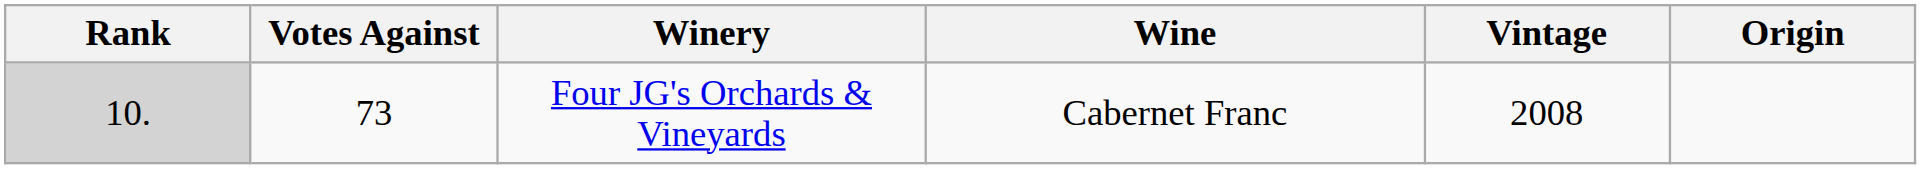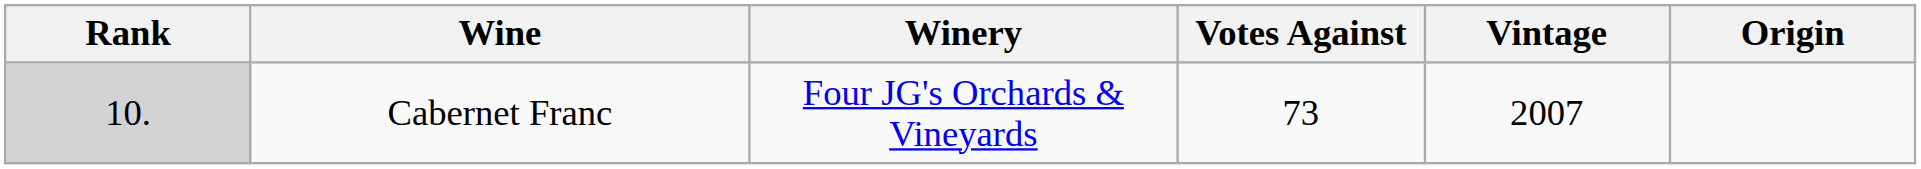columns swapped: (374, 33) <-> (1175, 33)
(1547, 112) 2008 -> (1547, 112) 2007
